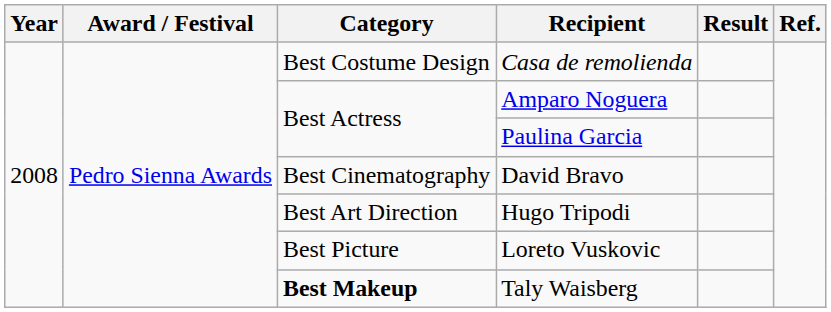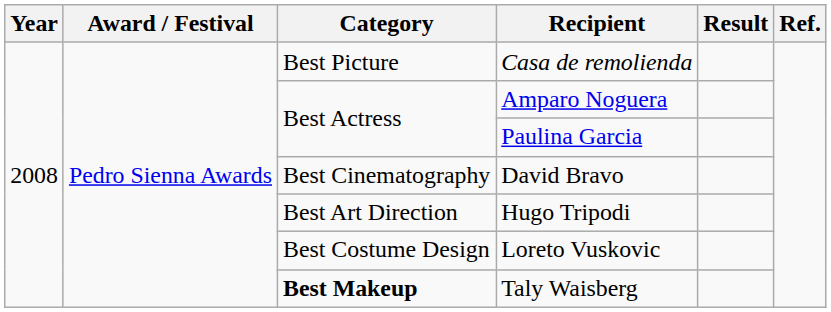(386, 61) Best Costume Design -> (341, 61) Best Picture
(341, 250) Best Picture -> (386, 250) Best Costume Design
